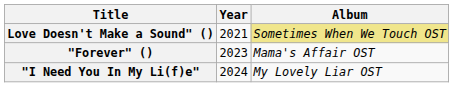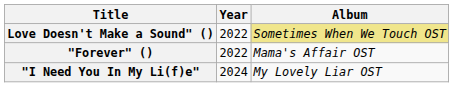(234, 33) 2021 -> (234, 33) 2022
(234, 53) 2023 -> (234, 53) 2022
